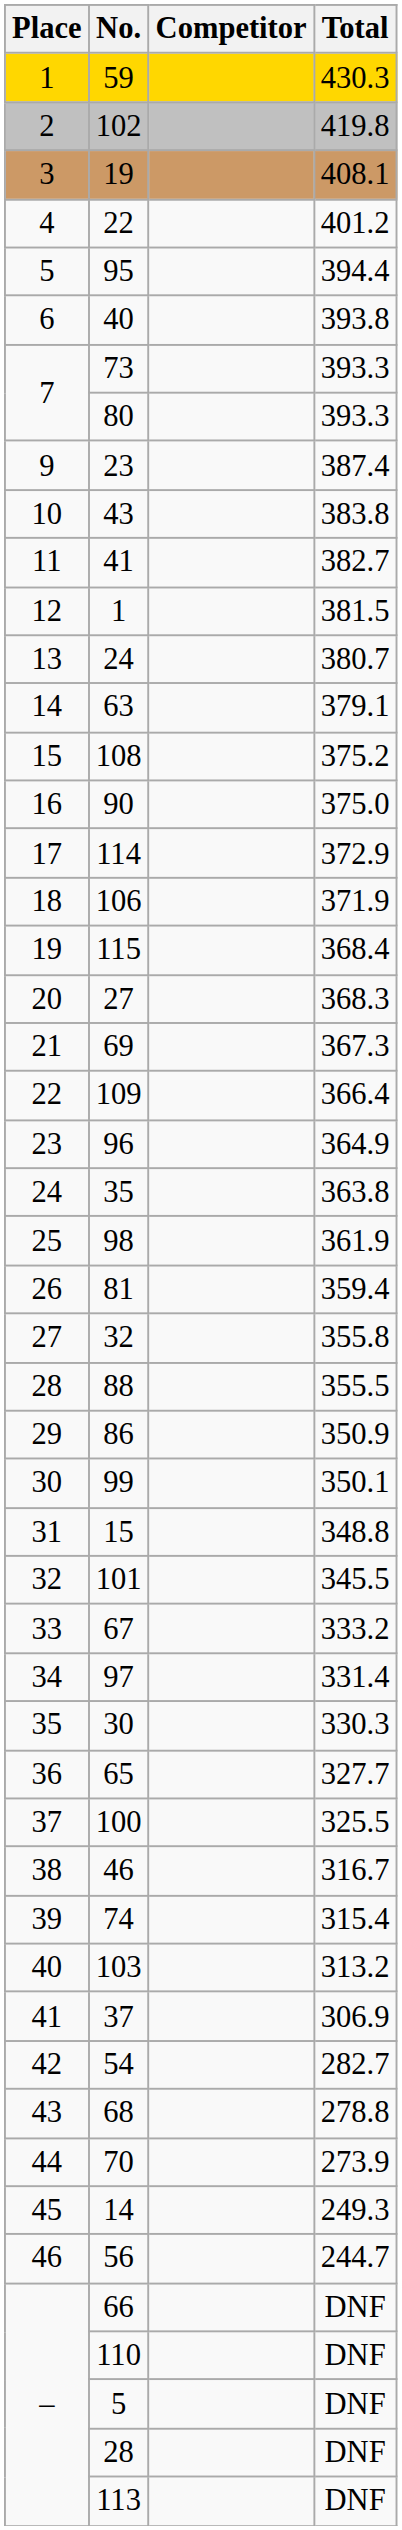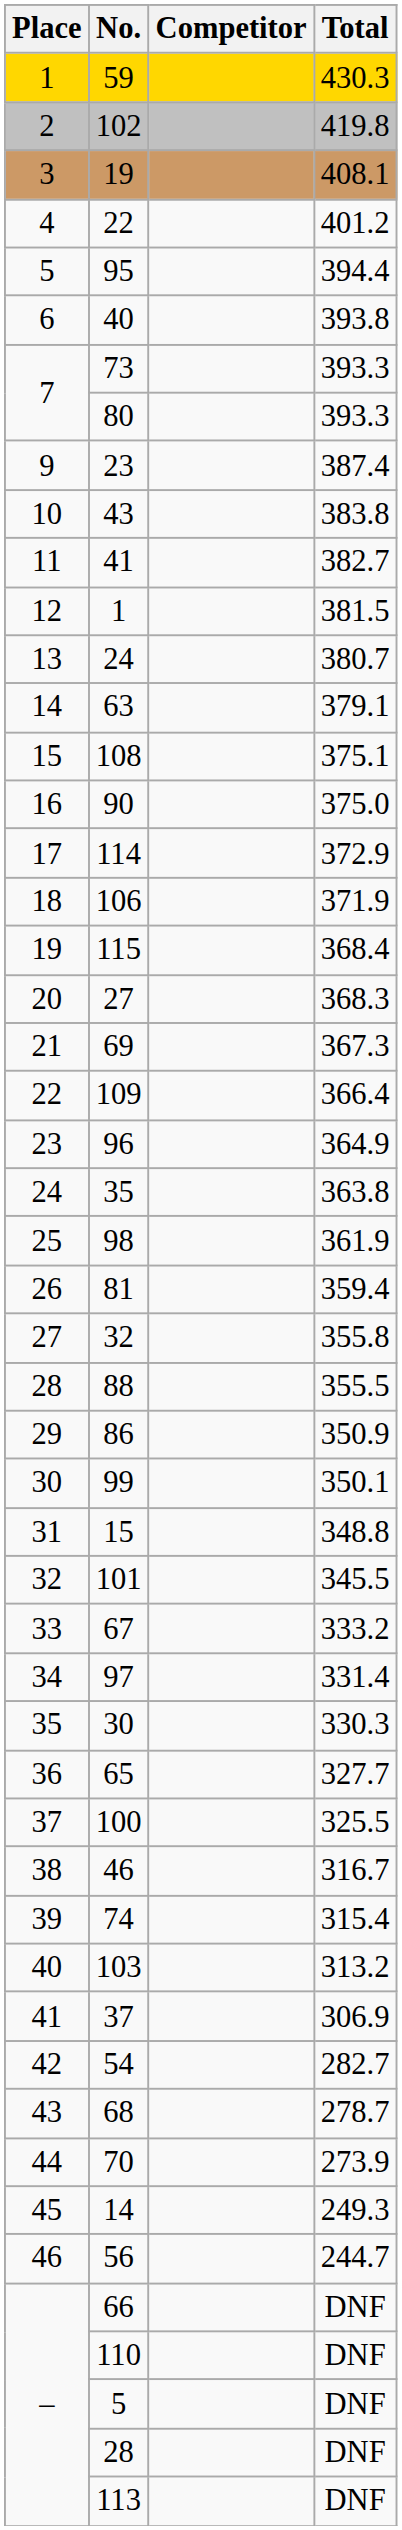(355, 755) 375.2 -> (355, 755) 375.1
(355, 2112) 278.8 -> (355, 2112) 278.7
